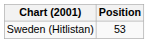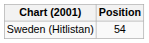(120, 30) 53 -> (120, 30) 54
